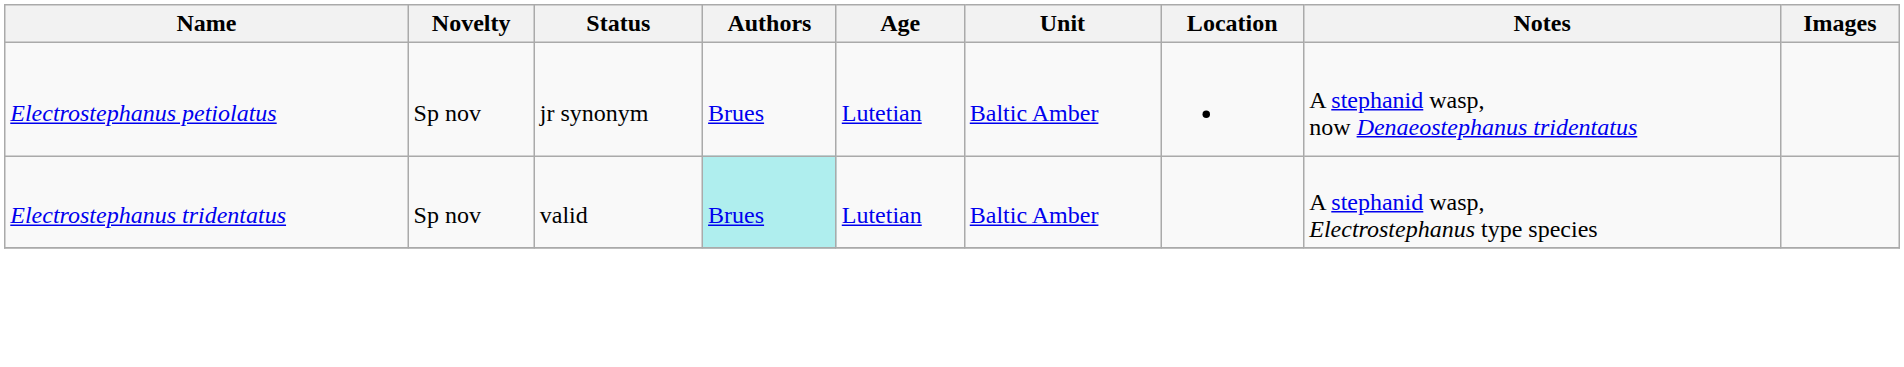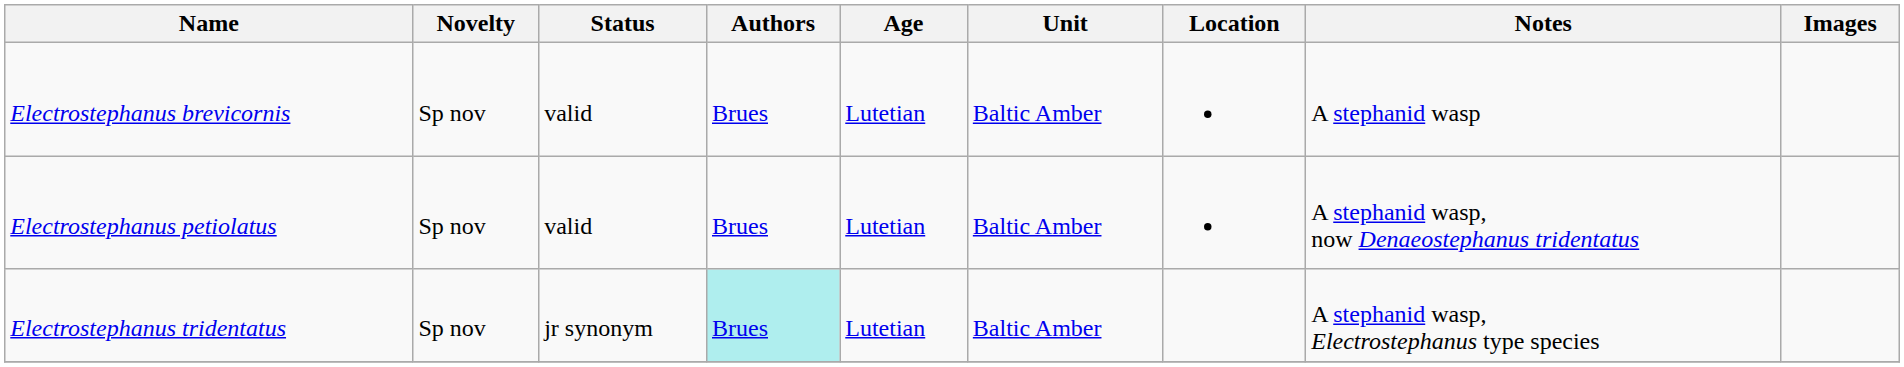+ row: (150, 112)
(594, 112) jr synonym -> (568, 225) valid
(564, 215) valid -> (599, 328) jr synonym
